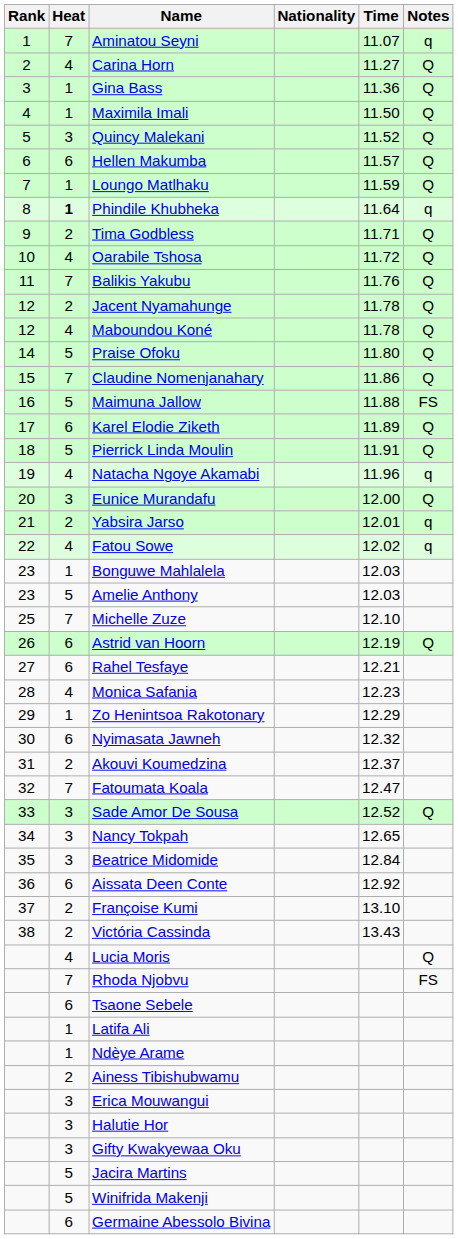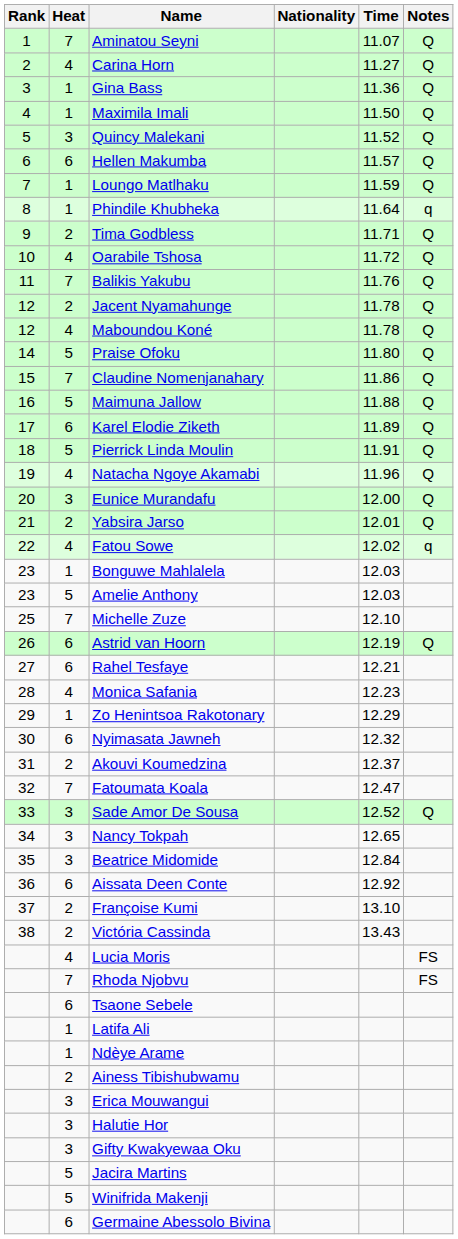(428, 40) q -> (428, 40) Q
(69, 209) bold -> (69, 209) normal
(428, 402) FS -> (428, 402) Q
(428, 474) q -> (428, 474) Q
(428, 522) q -> (428, 522) Q
(428, 956) Q -> (428, 956) FS
